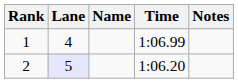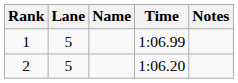(68, 41) 4 -> (68, 41) 5
(68, 66) lavender background -> (68, 66) no background
